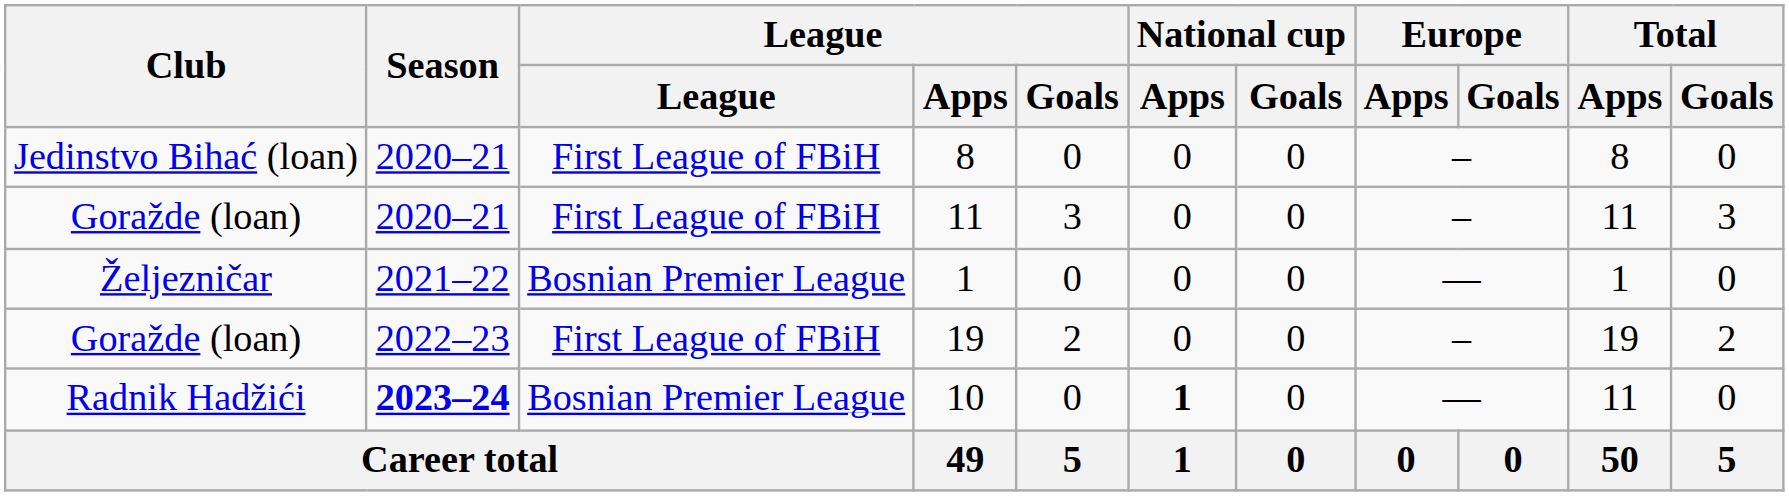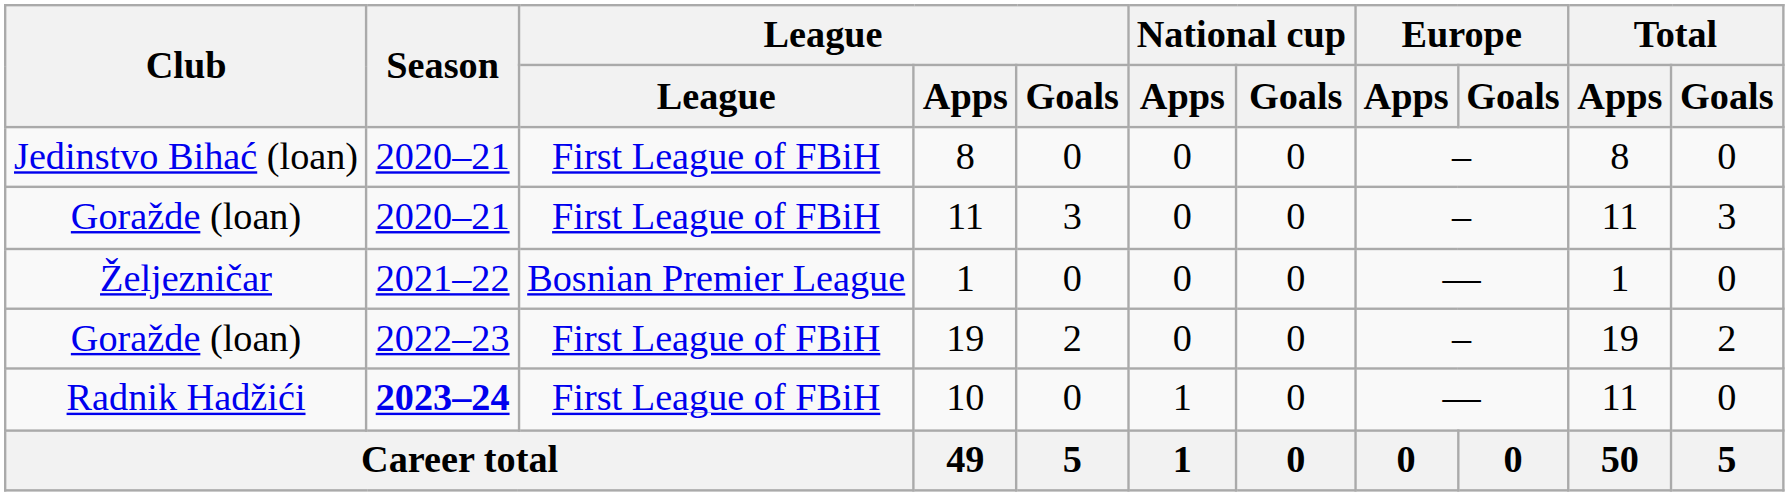(716, 398) Bosnian Premier League -> (716, 398) First League of FBiH
(1182, 398) bold -> (1182, 398) normal
